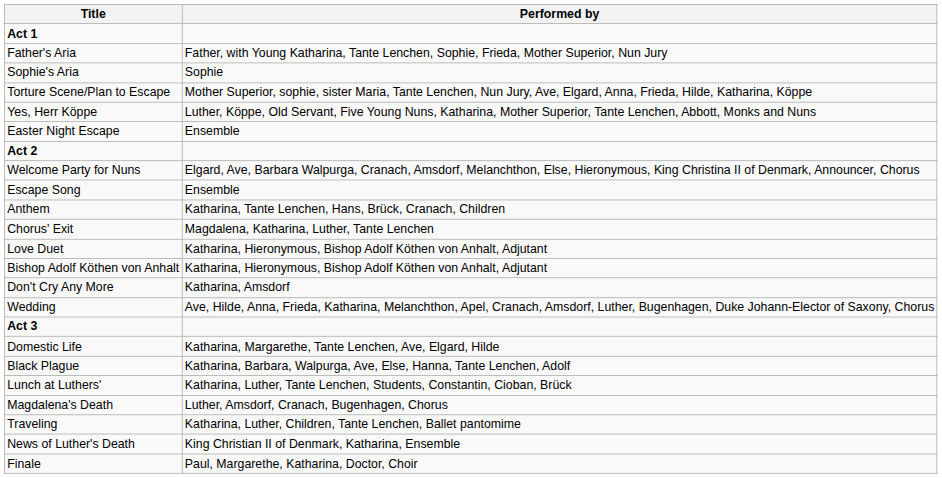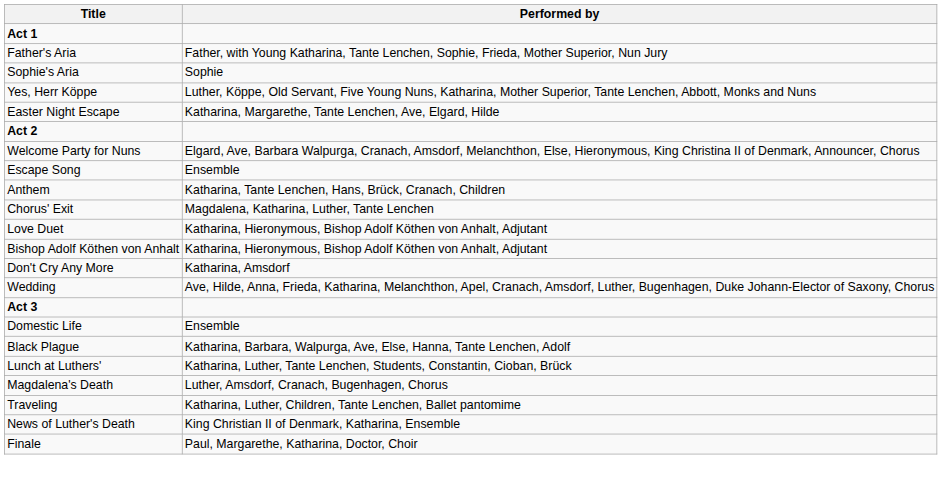- row: (89, 92)
(212, 131) Ensemble -> (342, 111) Katharina, Margarethe, Tante Lenchen, Ave, Elgard, Hilde
(342, 346) Katharina, Margarethe, Tante Lenchen, Ave, Elgard, Hilde -> (212, 326) Ensemble
